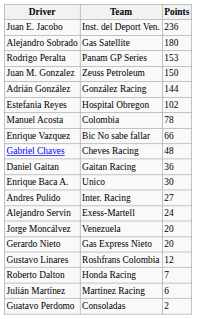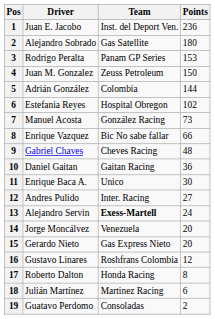+ column: (14, 11)
(114, 89) González Racing -> (119, 89) Colombia
(101, 120) Colombia -> (133, 120) González Racing
(169, 120) 78 -> (187, 120) 73
(108, 213) normal -> (129, 213) bold
(167, 275) 7 -> (185, 275) 8
